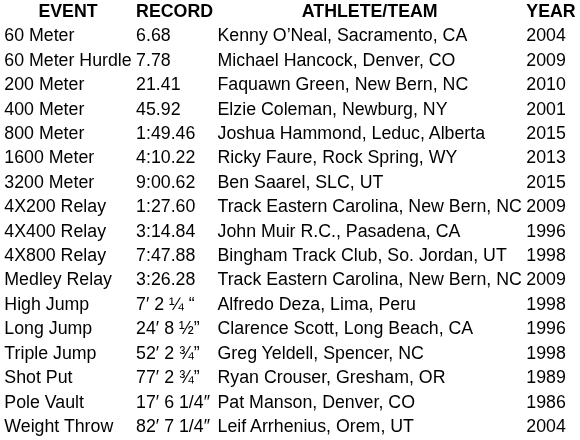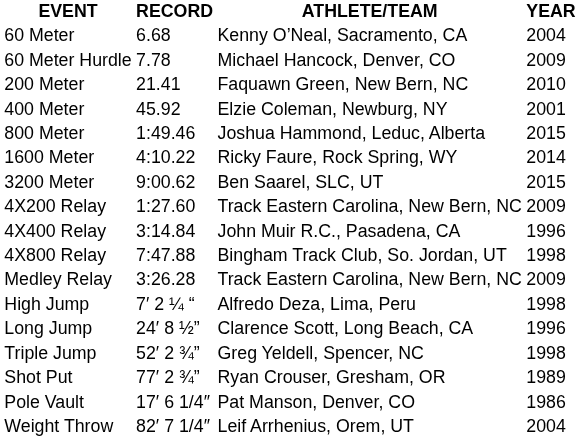(546, 157) 2013 -> (546, 157) 2014
